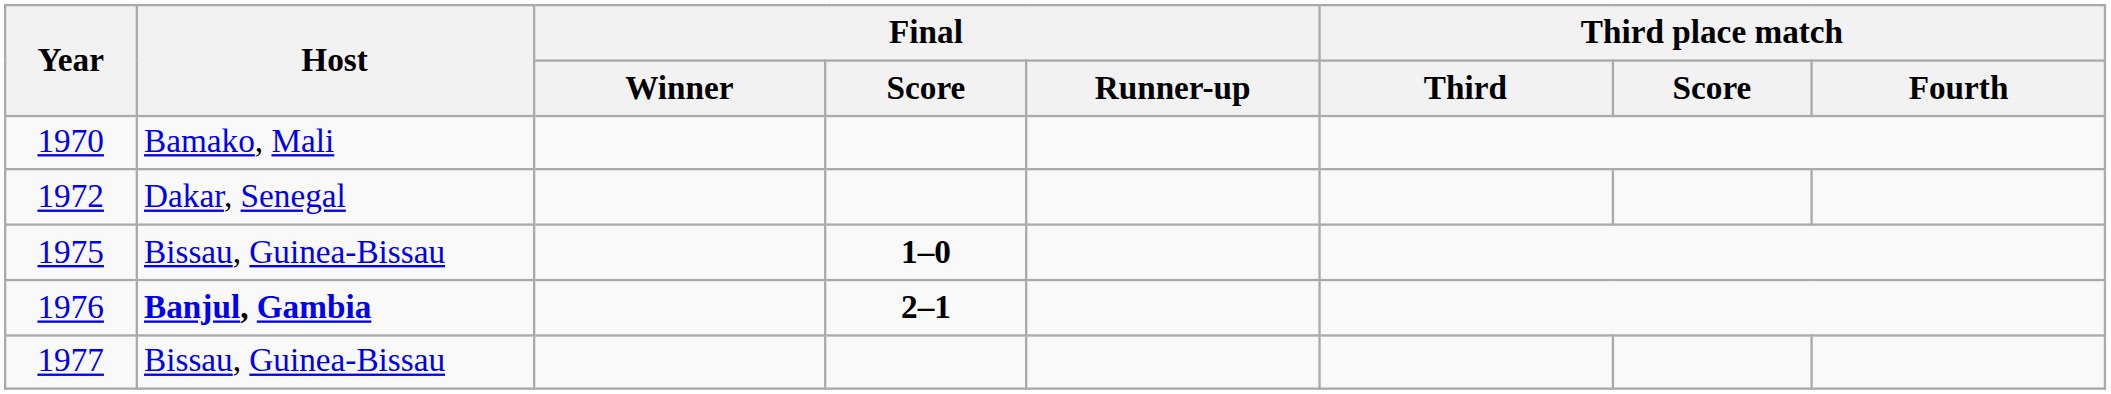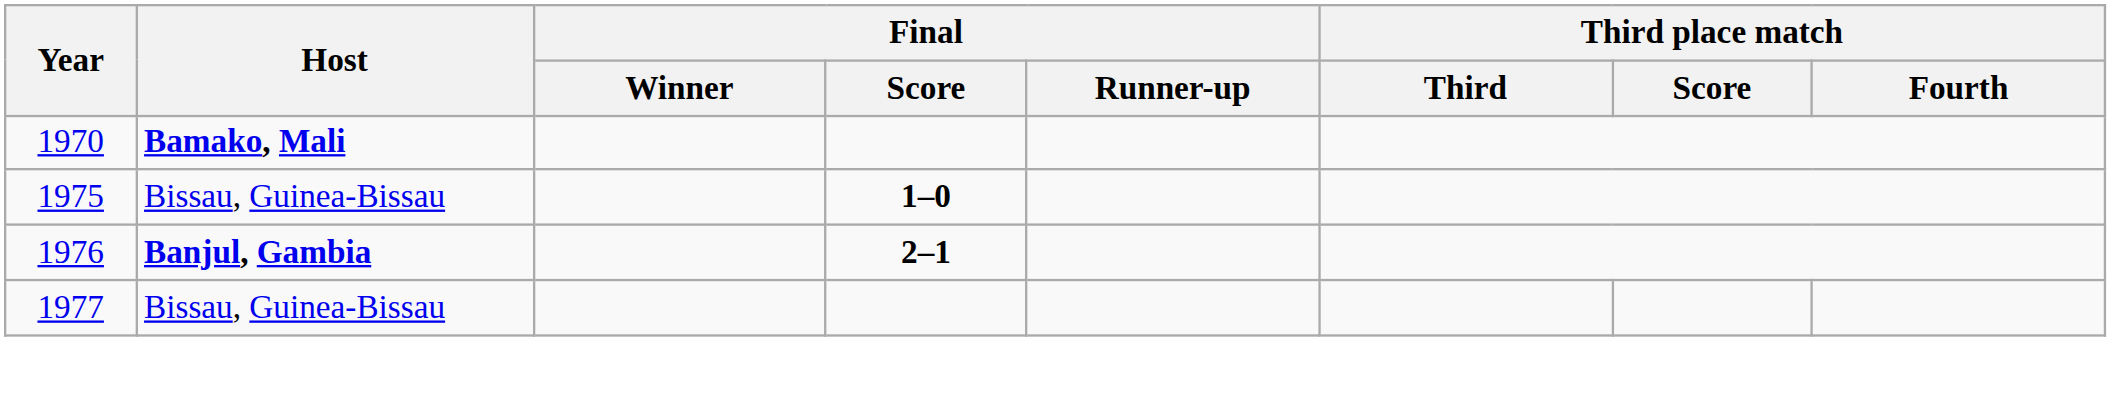(239, 142) normal -> (245, 142) bold
- row: (71, 196)
